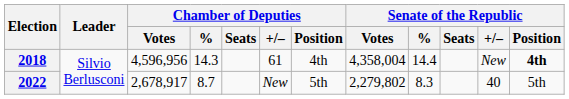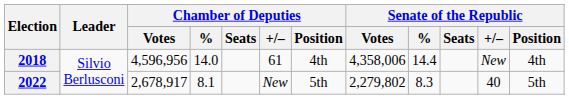(206, 60) 14.3 -> (206, 60) 14.0
(377, 60) 4,358,004 -> (377, 60) 4,358,006
(537, 60) bold -> (537, 60) normal
(206, 82) 8.7 -> (206, 82) 8.1
